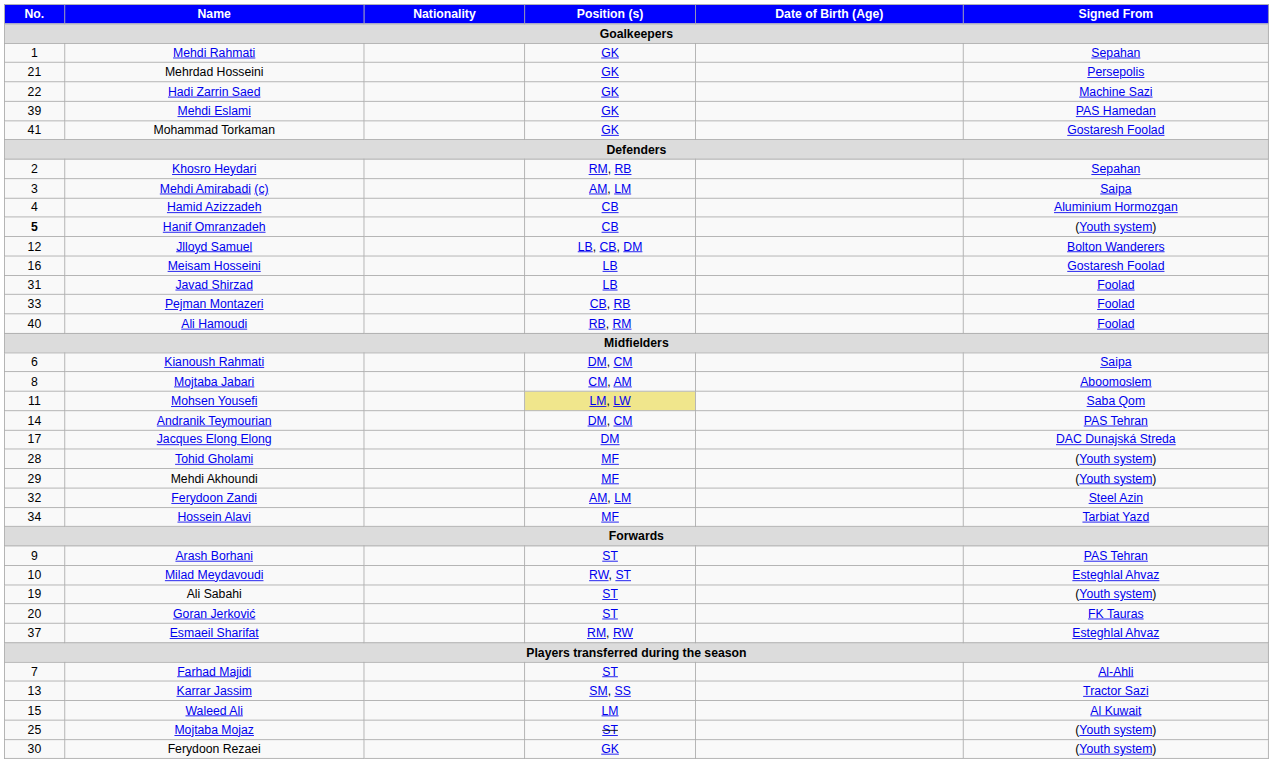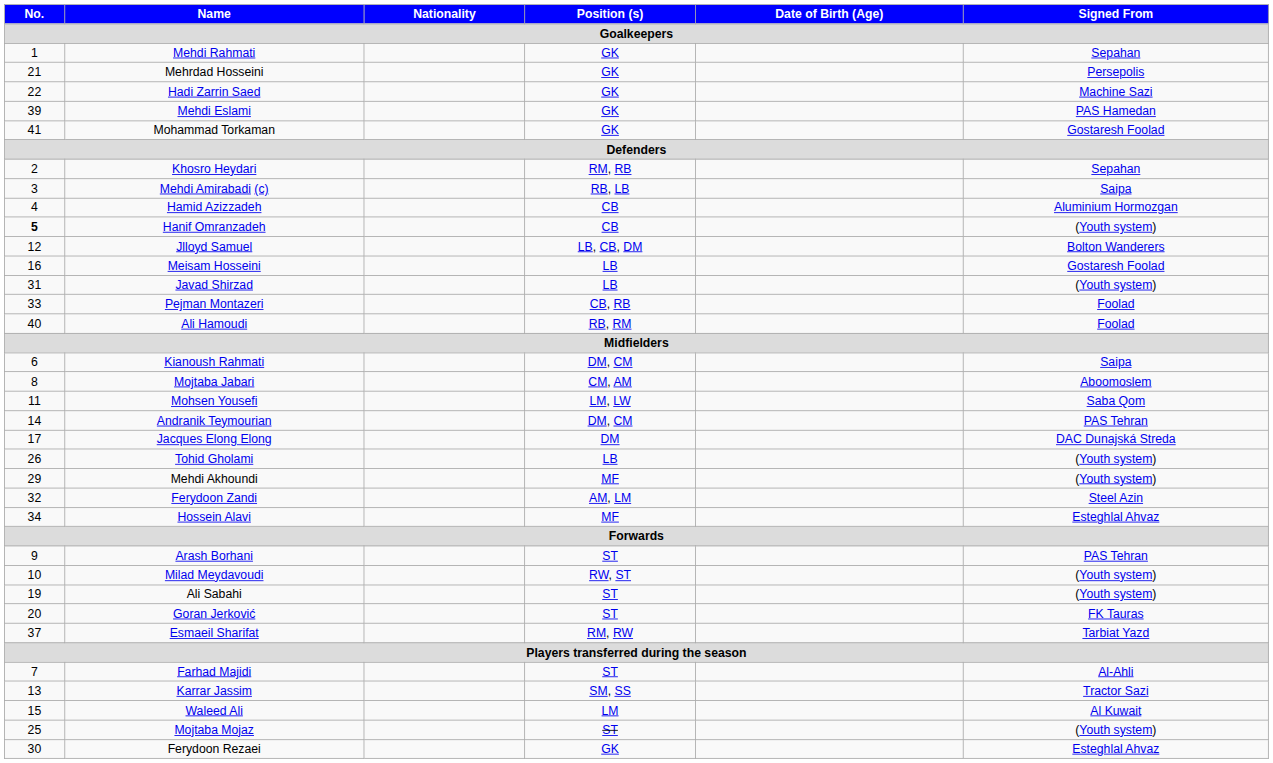(610, 189) AM, LM -> (610, 189) RB, LB
(1116, 285) Foolad -> (1116, 285) (Youth system)
(610, 401) khaki background -> (610, 401) no background
(34, 459) 28 -> (34, 459) 26
(610, 459) MF -> (610, 459) LB
(1116, 517) Tarbiat Yazd -> (1116, 517) Esteghlal Ahvaz
(1116, 575) Esteghlal Ahvaz -> (1116, 575) (Youth system)
(1116, 633) Esteghlal Ahvaz -> (1116, 633) Tarbiat Yazd
(1116, 749) (Youth system) -> (1116, 749) Esteghlal Ahvaz
